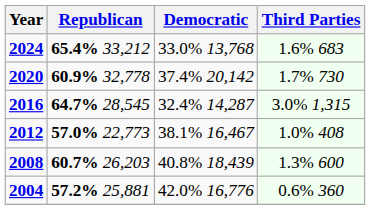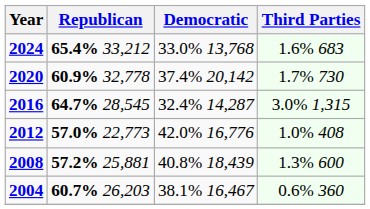(206, 133) 38.1% 16,467 -> (206, 133) 42.0% 16,776
(101, 161) 60.7% 26,203 -> (101, 161) 57.2% 25,881
(101, 189) 57.2% 25,881 -> (101, 189) 60.7% 26,203
(206, 189) 42.0% 16,776 -> (206, 189) 38.1% 16,467
